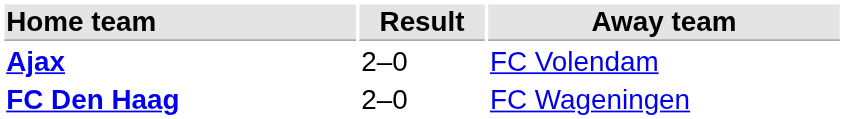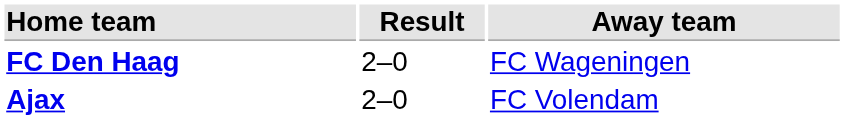rows swapped: (36, 61) <-> (93, 99)
